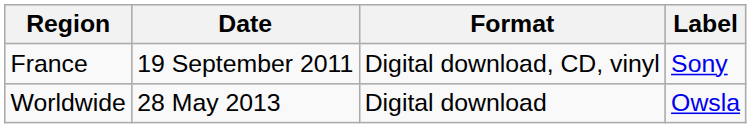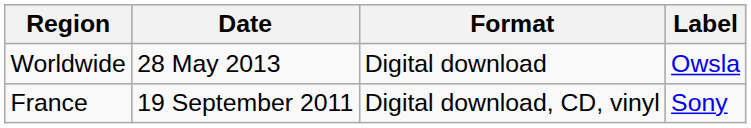rows swapped: (49, 63) <-> (68, 102)
